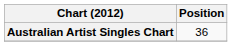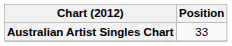(202, 31) 36 -> (202, 31) 33
